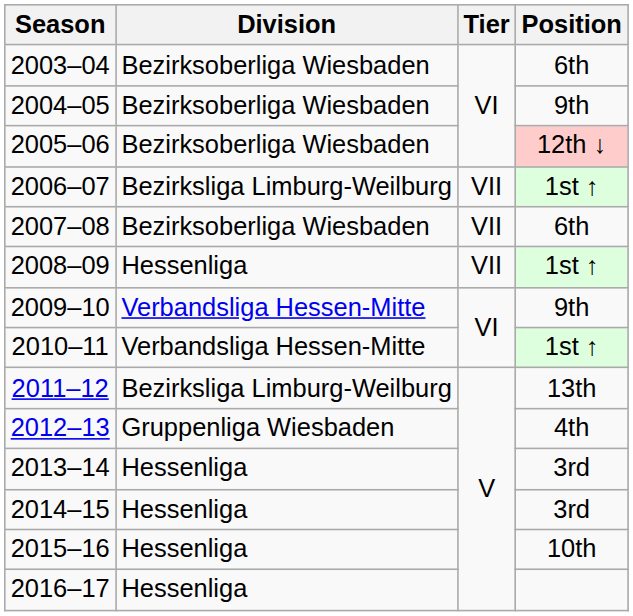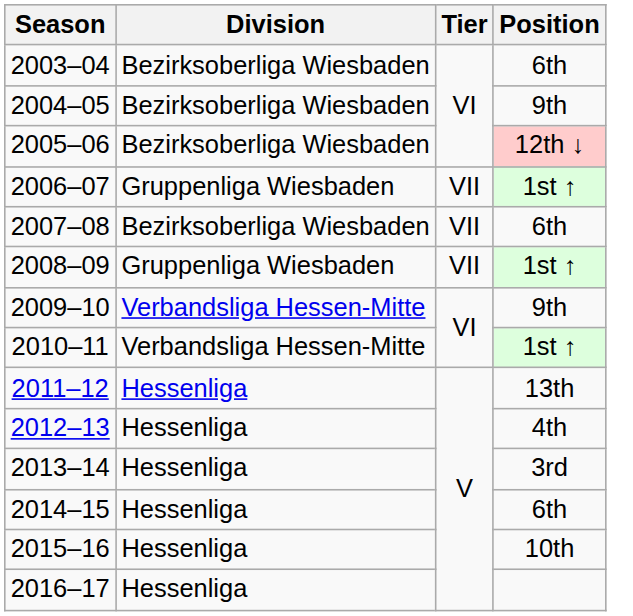(287, 186) Bezirksliga Limburg-Weilburg -> (258, 186) Gruppenliga Wiesbaden
(184, 266) Hessenliga -> (258, 266) Gruppenliga Wiesbaden
(287, 387) Bezirksliga Limburg-Weilburg -> (184, 387) Hessenliga
(258, 428) Gruppenliga Wiesbaden -> (184, 428) Hessenliga
(572, 508) 3rd -> (550, 508) 6th
